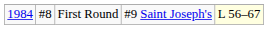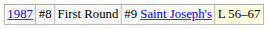(20, 14) 1984 -> (20, 14) 1987
